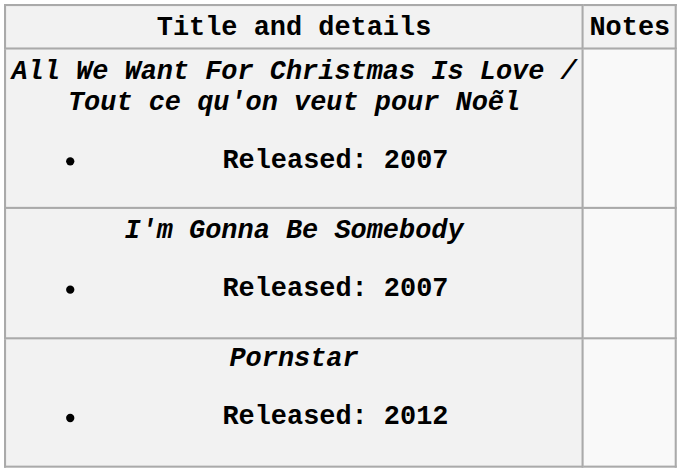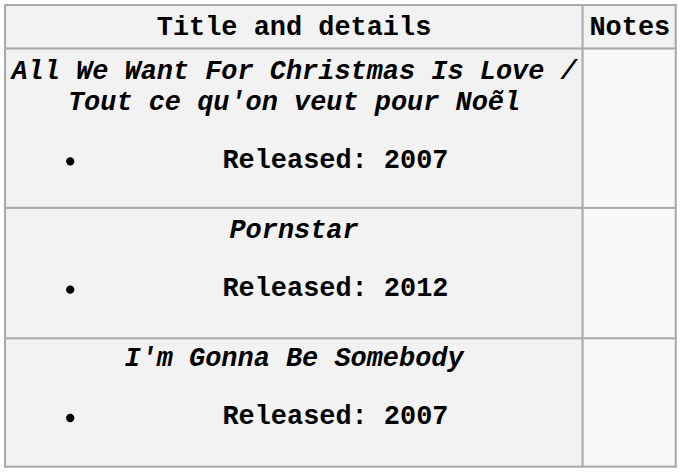rows swapped: (294, 260) <-> (294, 388)
